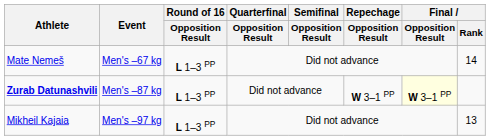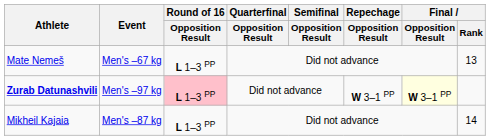(471, 61) 14 -> (471, 61) 13
(132, 91) Men's –87 kg -> (132, 91) Men's –97 kg
(196, 96) no background -> (196, 96) pink background
(132, 121) Men's –97 kg -> (132, 121) Men's –87 kg
(471, 121) 13 -> (471, 121) 14
